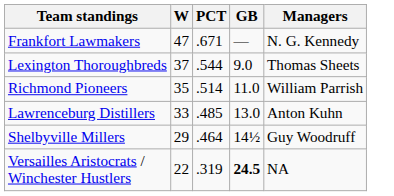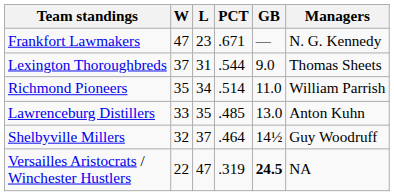+ column: (204, 16)
(181, 137) 29 -> (181, 137) 32
